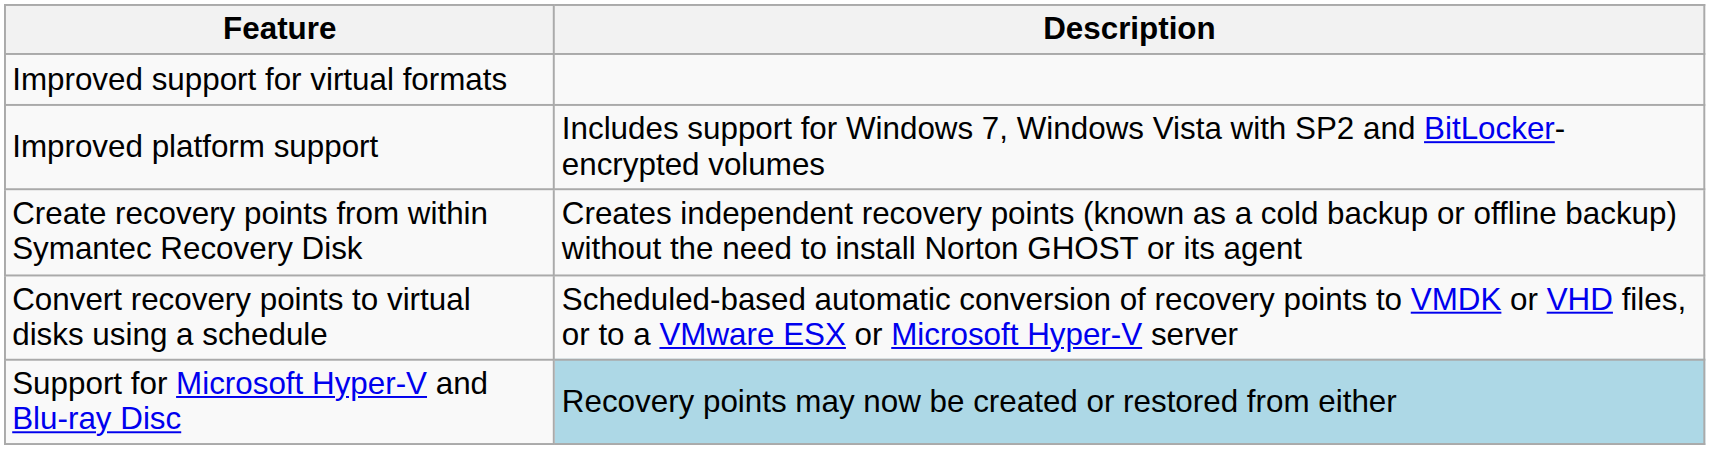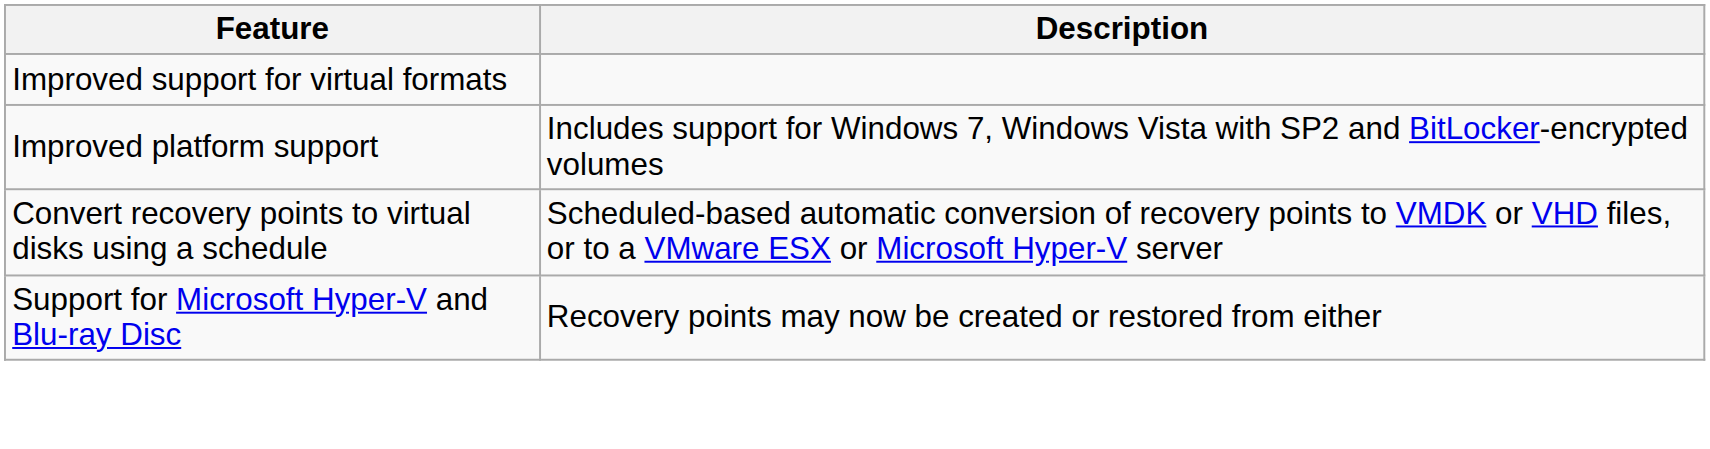- row: (250, 231)
(979, 401) lightblue background -> (964, 316) no background
